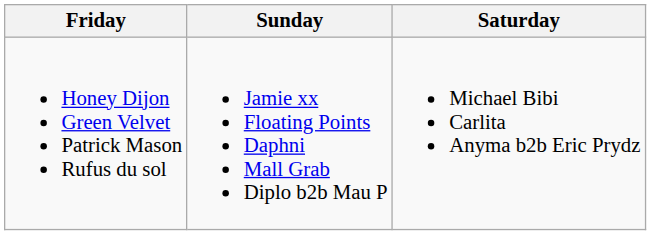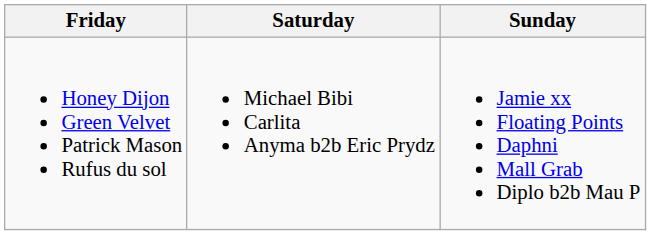columns swapped: (519, 20) <-> (290, 20)
